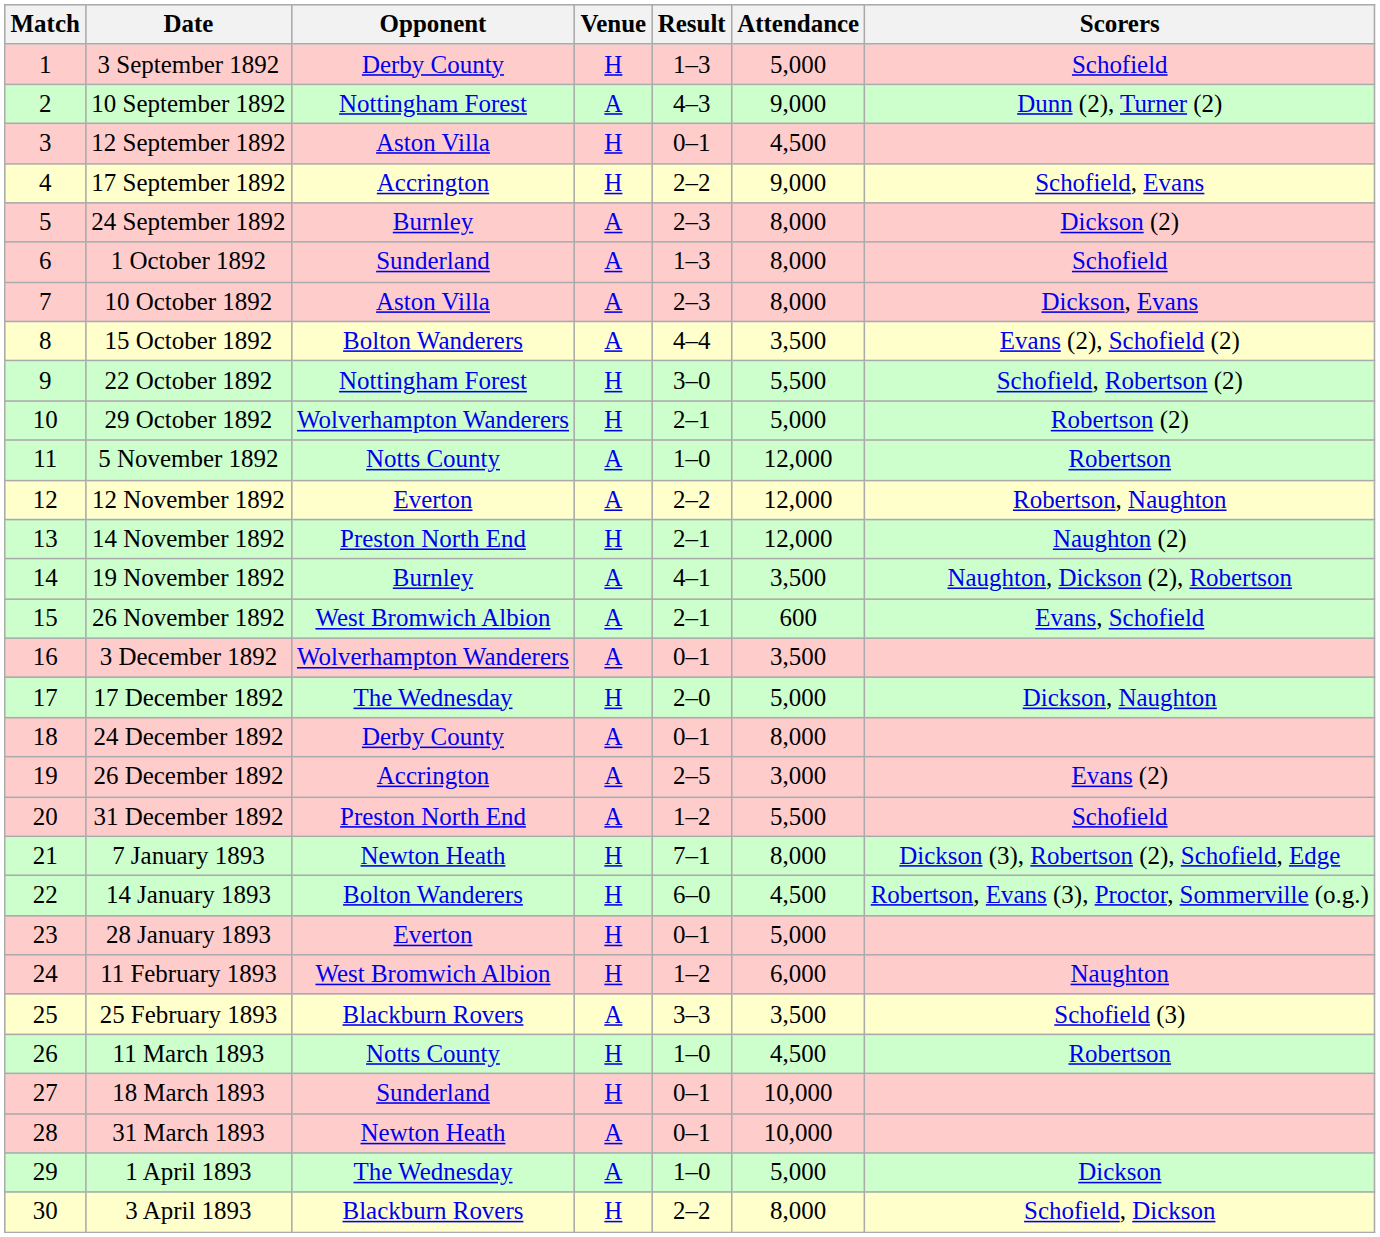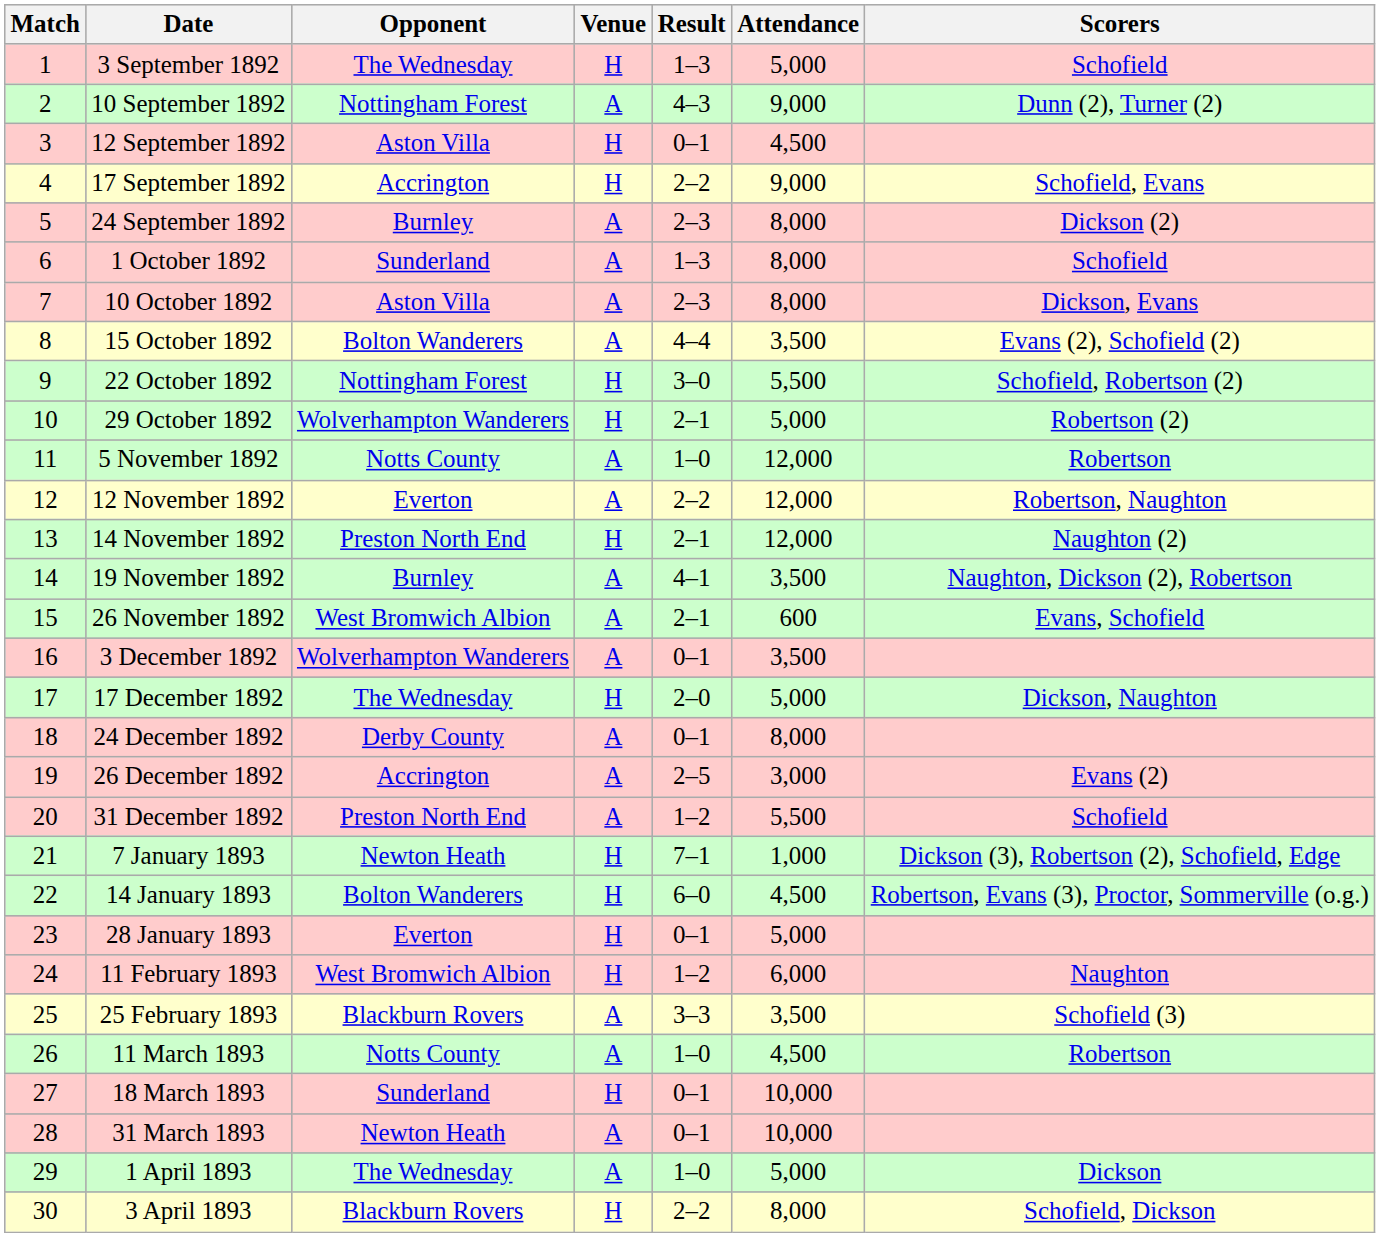(433, 63) Derby County -> (433, 63) The Wednesday
(798, 855) 8,000 -> (798, 855) 1,000
(613, 1053) H -> (613, 1053) A
